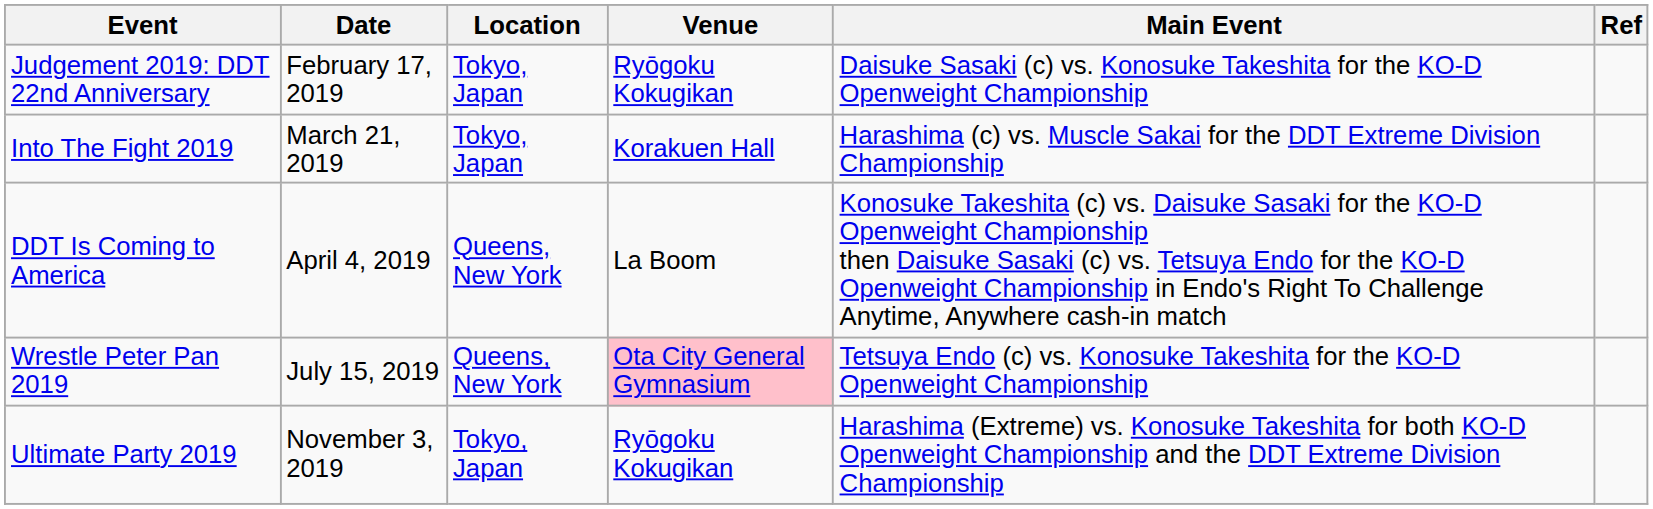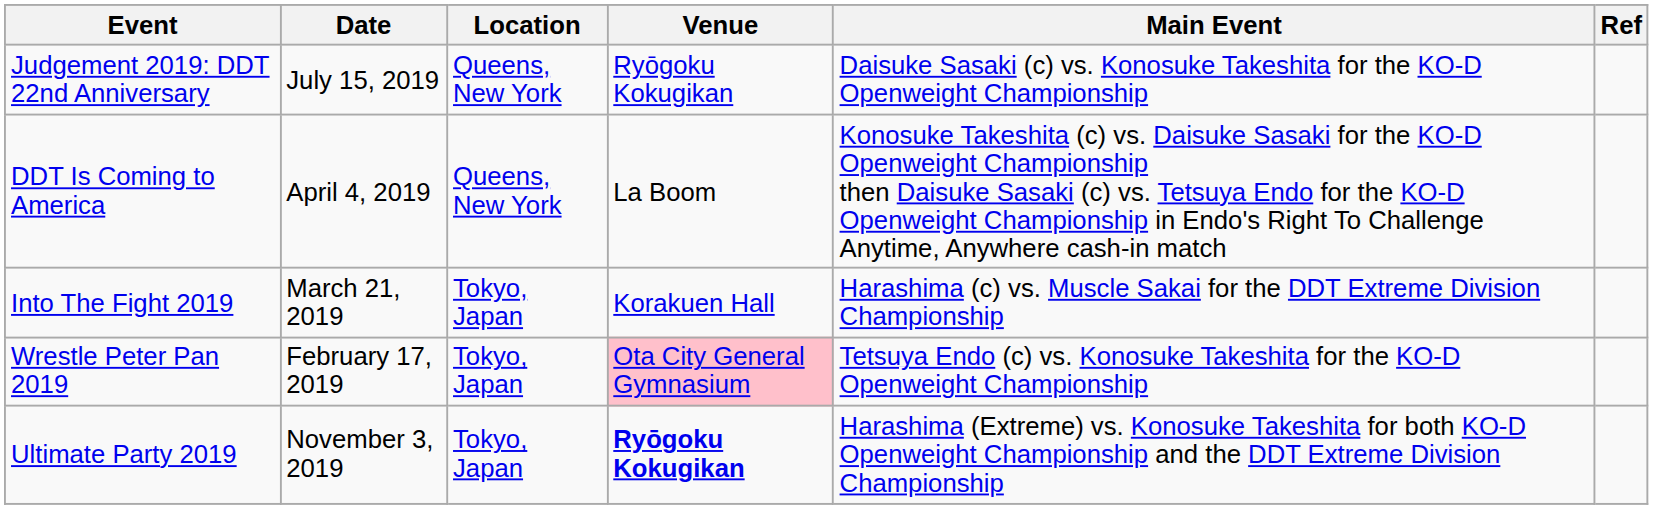(359, 79) February 17, 2019 -> (363, 79) July 15, 2019
(490, 79) Tokyo, Japan -> (507, 79) Queens, New York
rows swapped: (122, 148) <-> (113, 260)
(363, 371) July 15, 2019 -> (359, 371) February 17, 2019
(507, 371) Queens, New York -> (490, 371) Tokyo, Japan
(673, 454) normal -> (679, 454) bold
